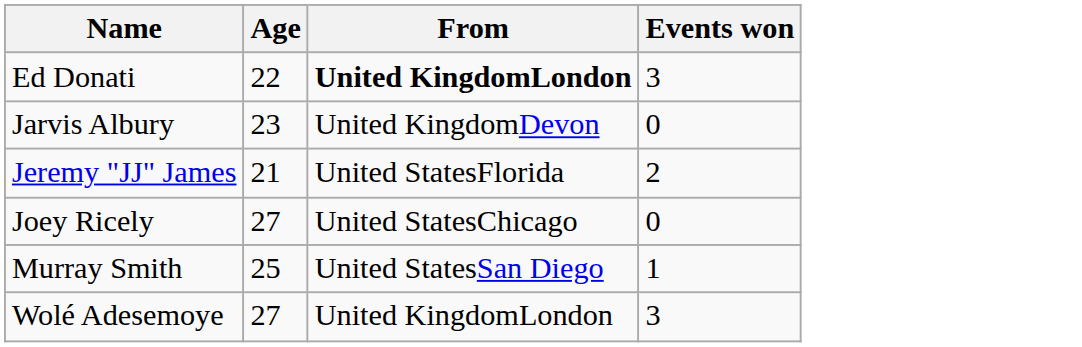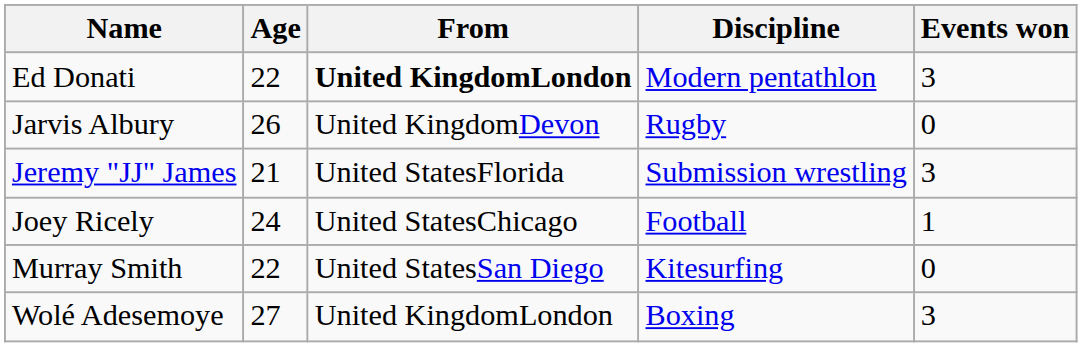+ column: (776, 28)
(266, 124) 23 -> (266, 124) 26
(653, 172) 2 -> (928, 172) 3
(266, 220) 27 -> (266, 220) 24
(653, 220) 0 -> (928, 220) 1
(266, 268) 25 -> (266, 268) 22
(653, 268) 1 -> (928, 268) 0
